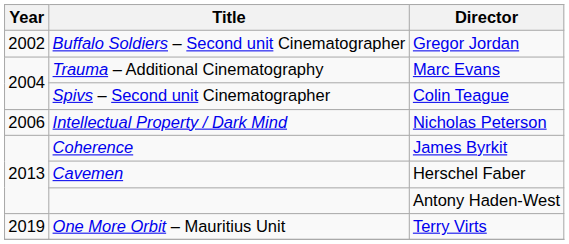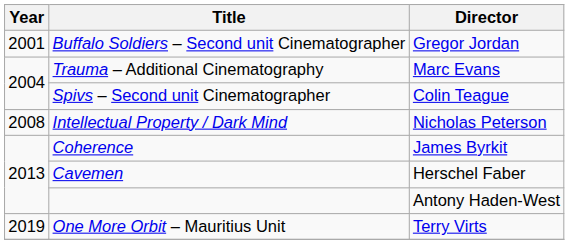(27, 43) 2002 -> (27, 43) 2001
(27, 122) 2006 -> (27, 122) 2008
